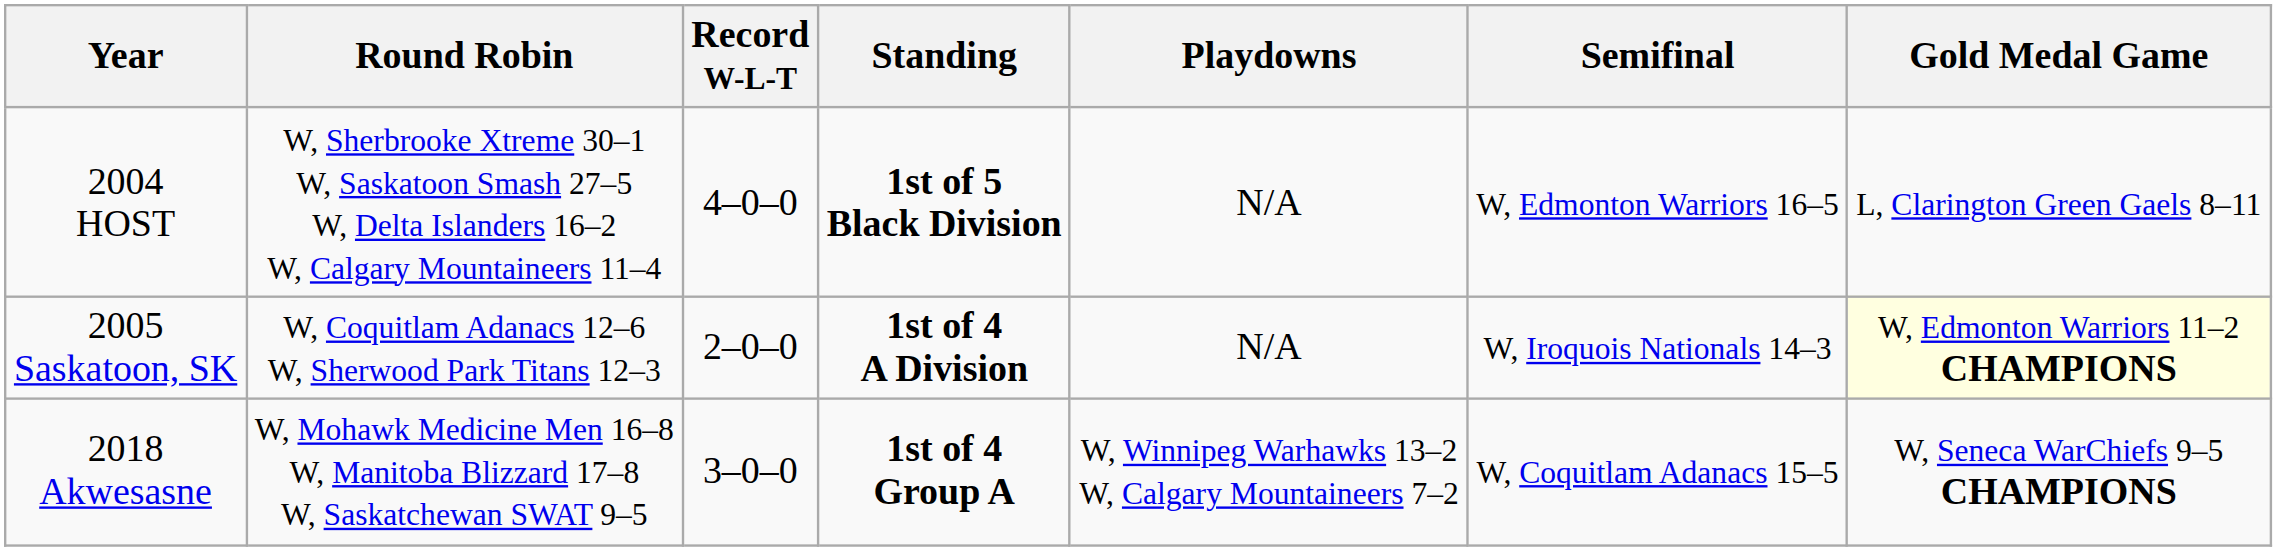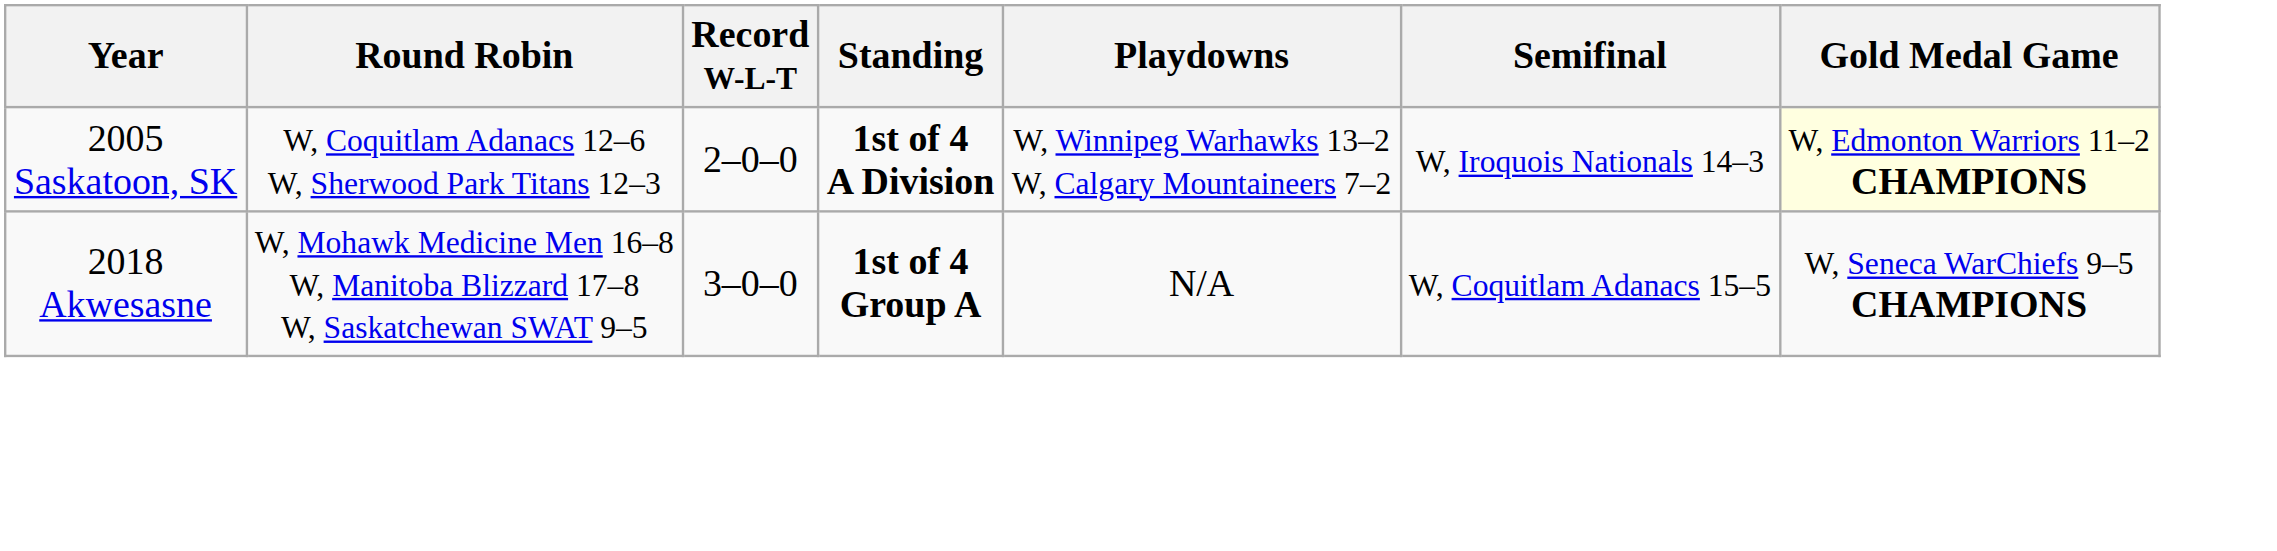- row: (126, 201)
(1269, 346) N/A -> (1202, 161) W, Winnipeg Warhawks 13–2 W, Calgary Mountaineers 7–2
(1269, 473) W, Winnipeg Warhawks 13–2 W, Calgary Mountaineers 7–2 -> (1202, 282) N/A
